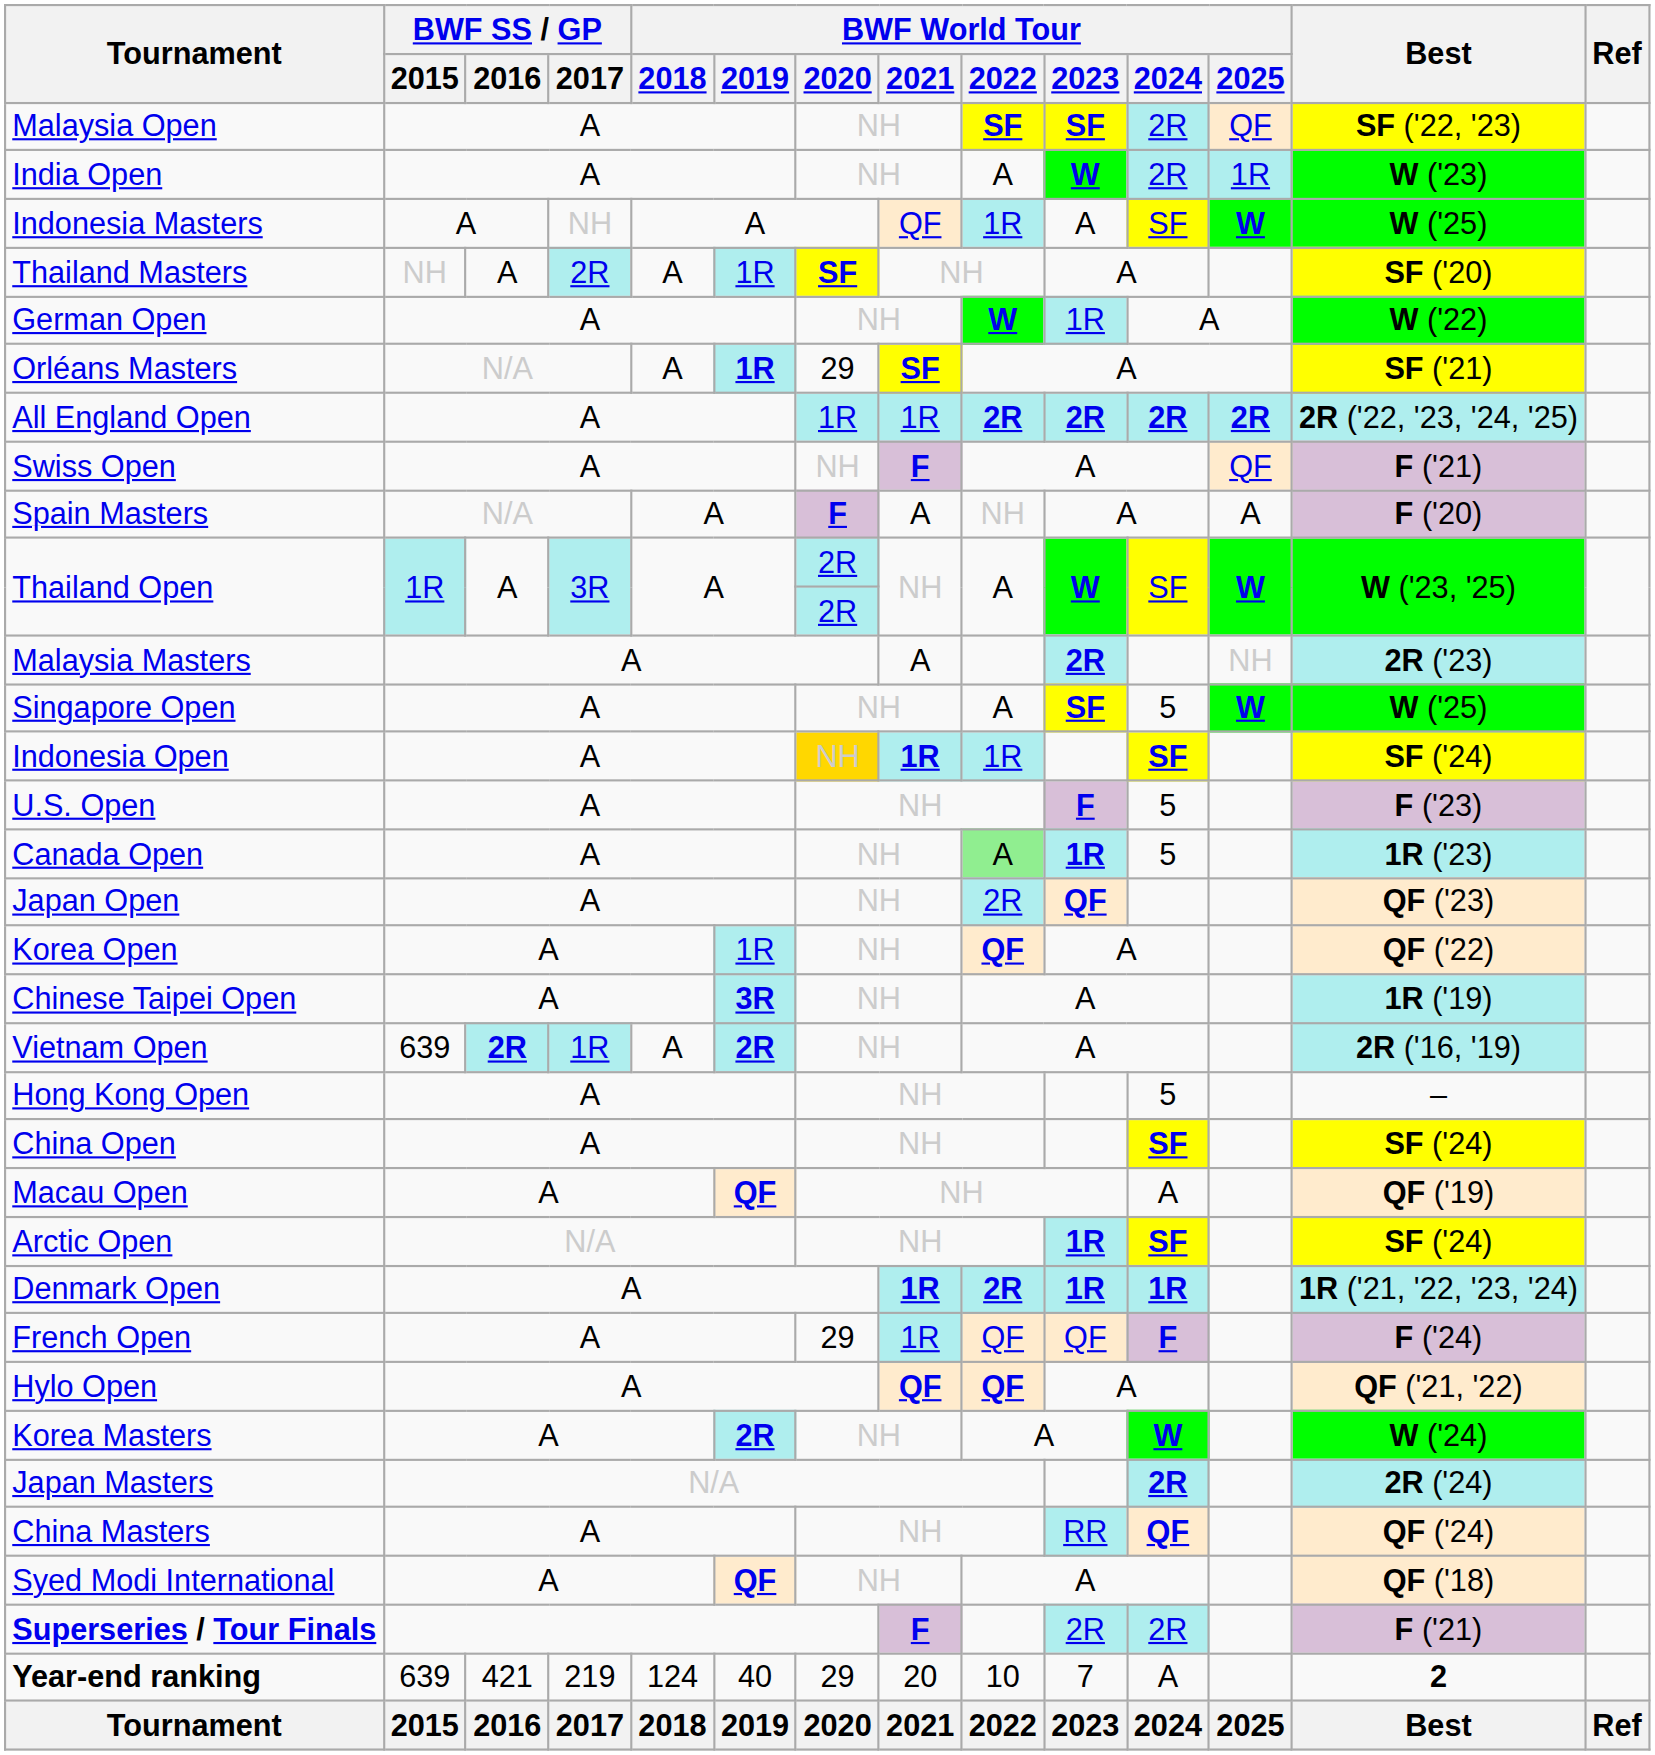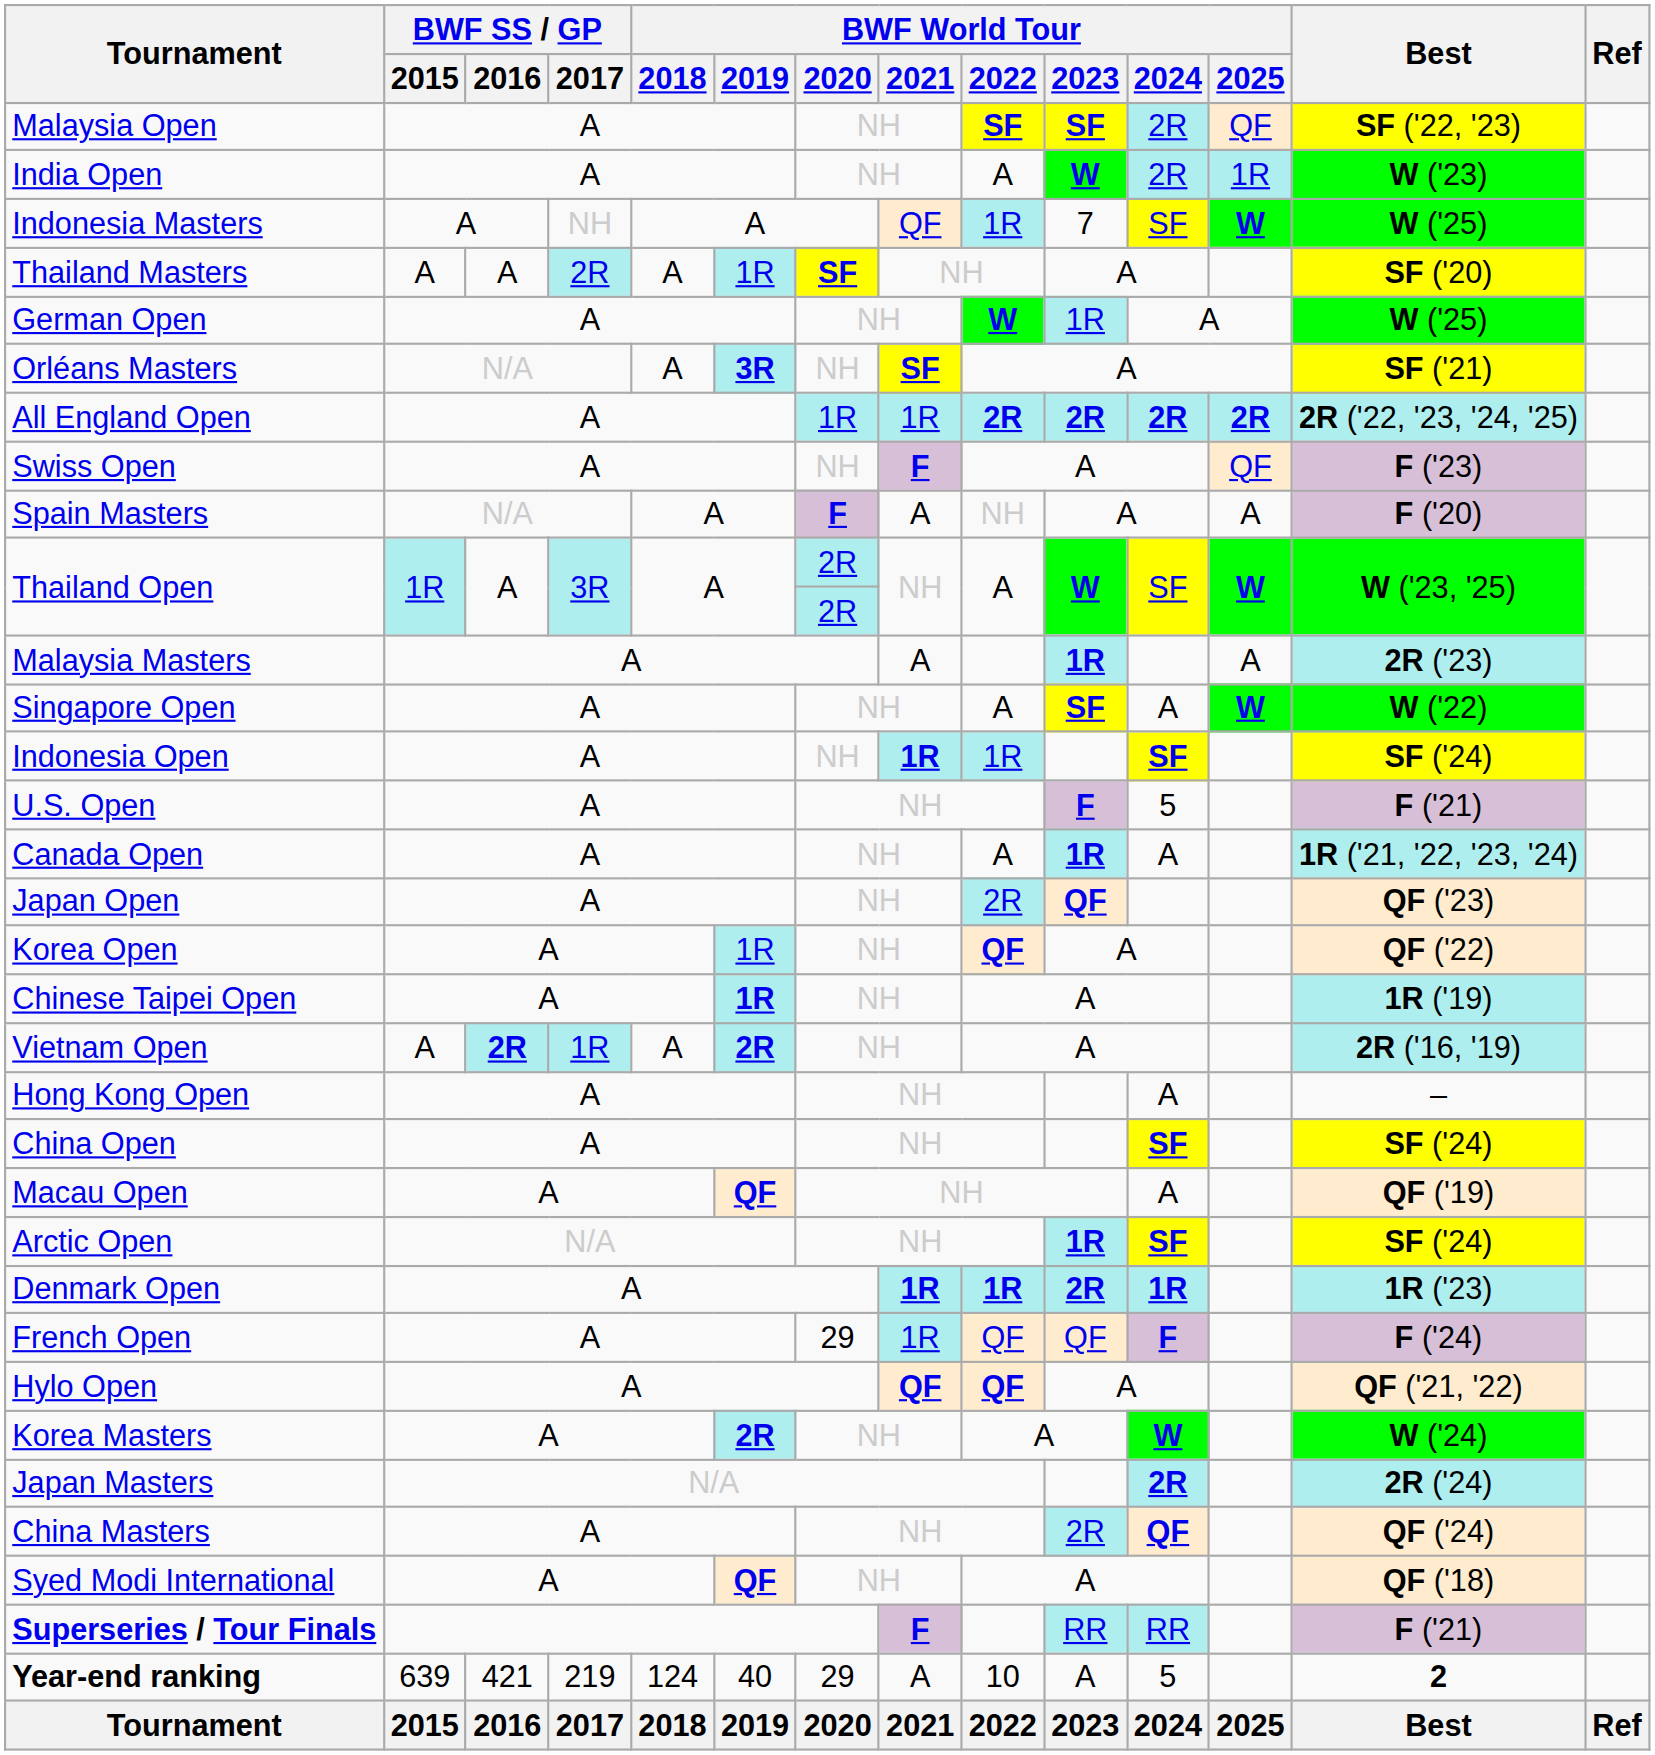(1085, 224) A -> (1085, 224) 7
(425, 272) NH -> (425, 272) A
(1438, 320) W ('22) -> (1438, 320) W ('25)
(755, 369) 1R -> (755, 369) 3R
(838, 369) 29 -> (838, 369) NH
(1438, 466) F ('21) -> (1438, 466) F ('23)
(1085, 660) 2R -> (1085, 660) 1R
(1250, 660) NH -> (1250, 660) A
(1168, 708) 5 -> (1168, 708) A
(1438, 708) W ('25) -> (1438, 708) W ('22)
(838, 757) gold background -> (838, 757) no background
(1438, 805) F ('23) -> (1438, 805) F ('21)
(1003, 853) lightgreen background -> (1003, 853) no background
(1168, 853) 5 -> (1168, 853) A
(1438, 853) 1R ('23) -> (1438, 853) 1R ('21, '22, '23, '24)
(755, 999) 3R -> (755, 999) 1R
(425, 1047) 639 -> (425, 1047) A
(1168, 1096) 5 -> (1168, 1096) A
(1003, 1290) 2R -> (1003, 1290) 1R
(1085, 1290) 1R -> (1085, 1290) 2R
(1438, 1290) 1R ('21, '22, '23, '24) -> (1438, 1290) 1R ('23)
(1085, 1532) RR -> (1085, 1532) 2R
(1085, 1629) 2R -> (1085, 1629) RR
(1168, 1629) 2R -> (1168, 1629) RR
(920, 1677) 20 -> (920, 1677) A
(1085, 1677) 7 -> (1085, 1677) A
(1168, 1677) A -> (1168, 1677) 5
